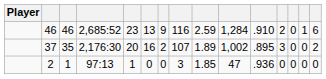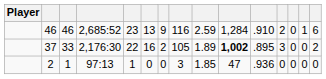(68, 47) 35 -> (68, 47) 33
(132, 47) 20 -> (132, 47) 22
(181, 47) 107 -> (181, 47) 105
(234, 47) normal -> (234, 47) bold
